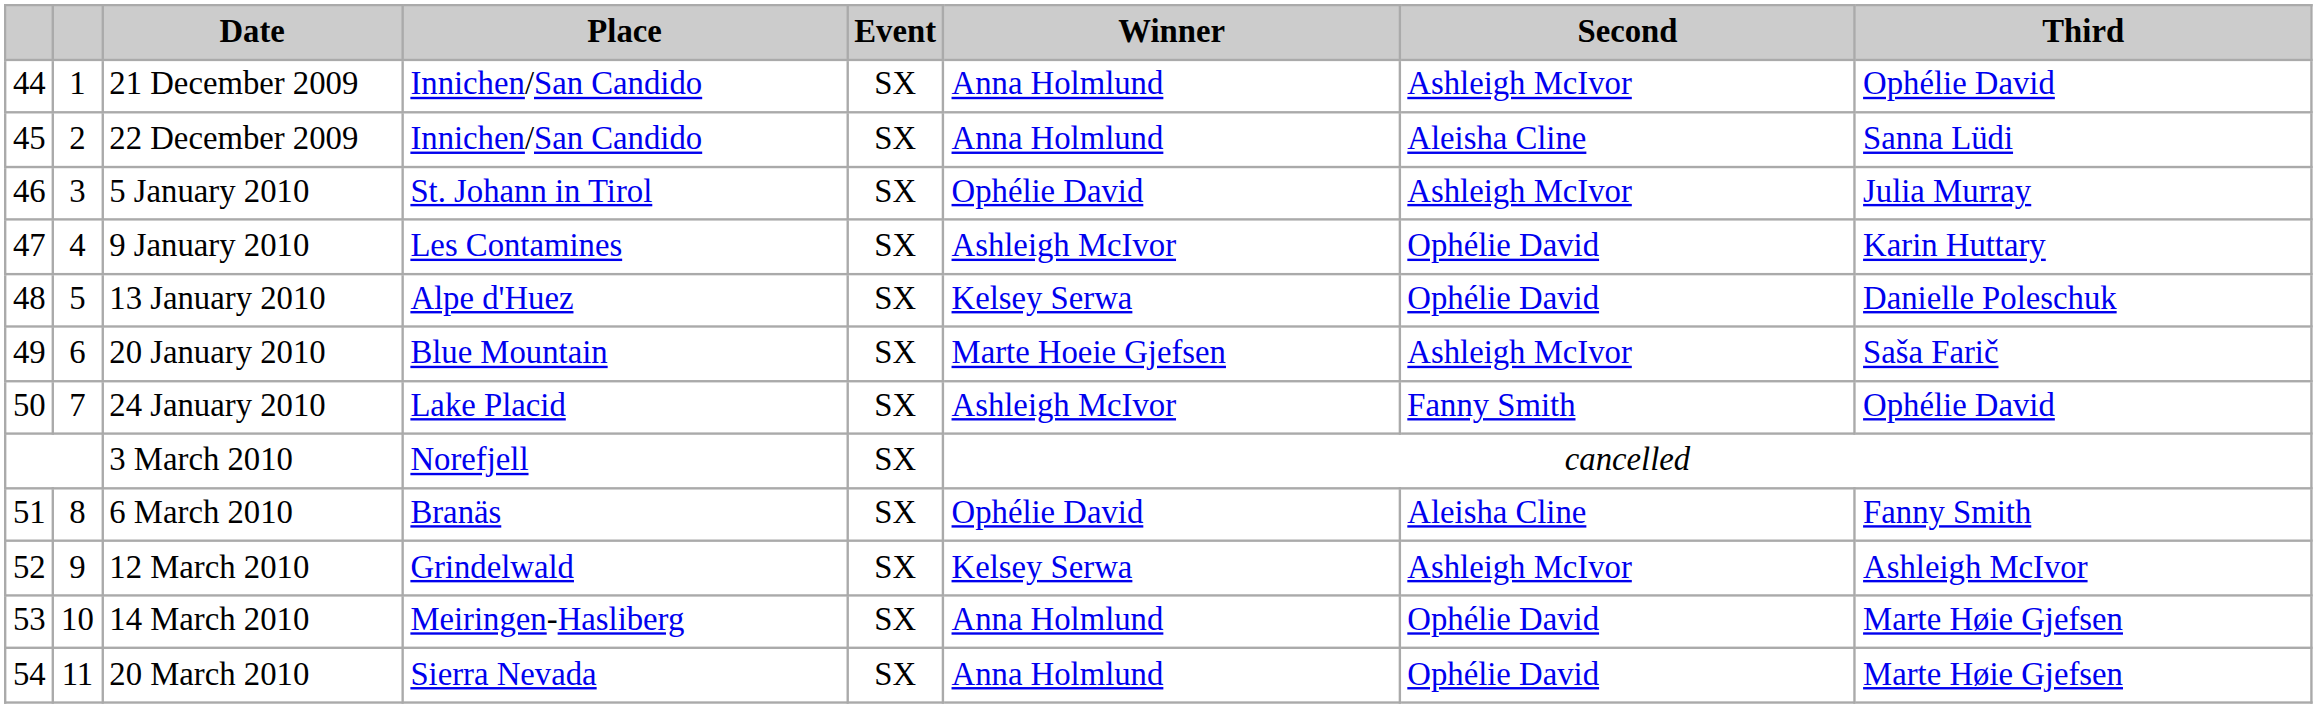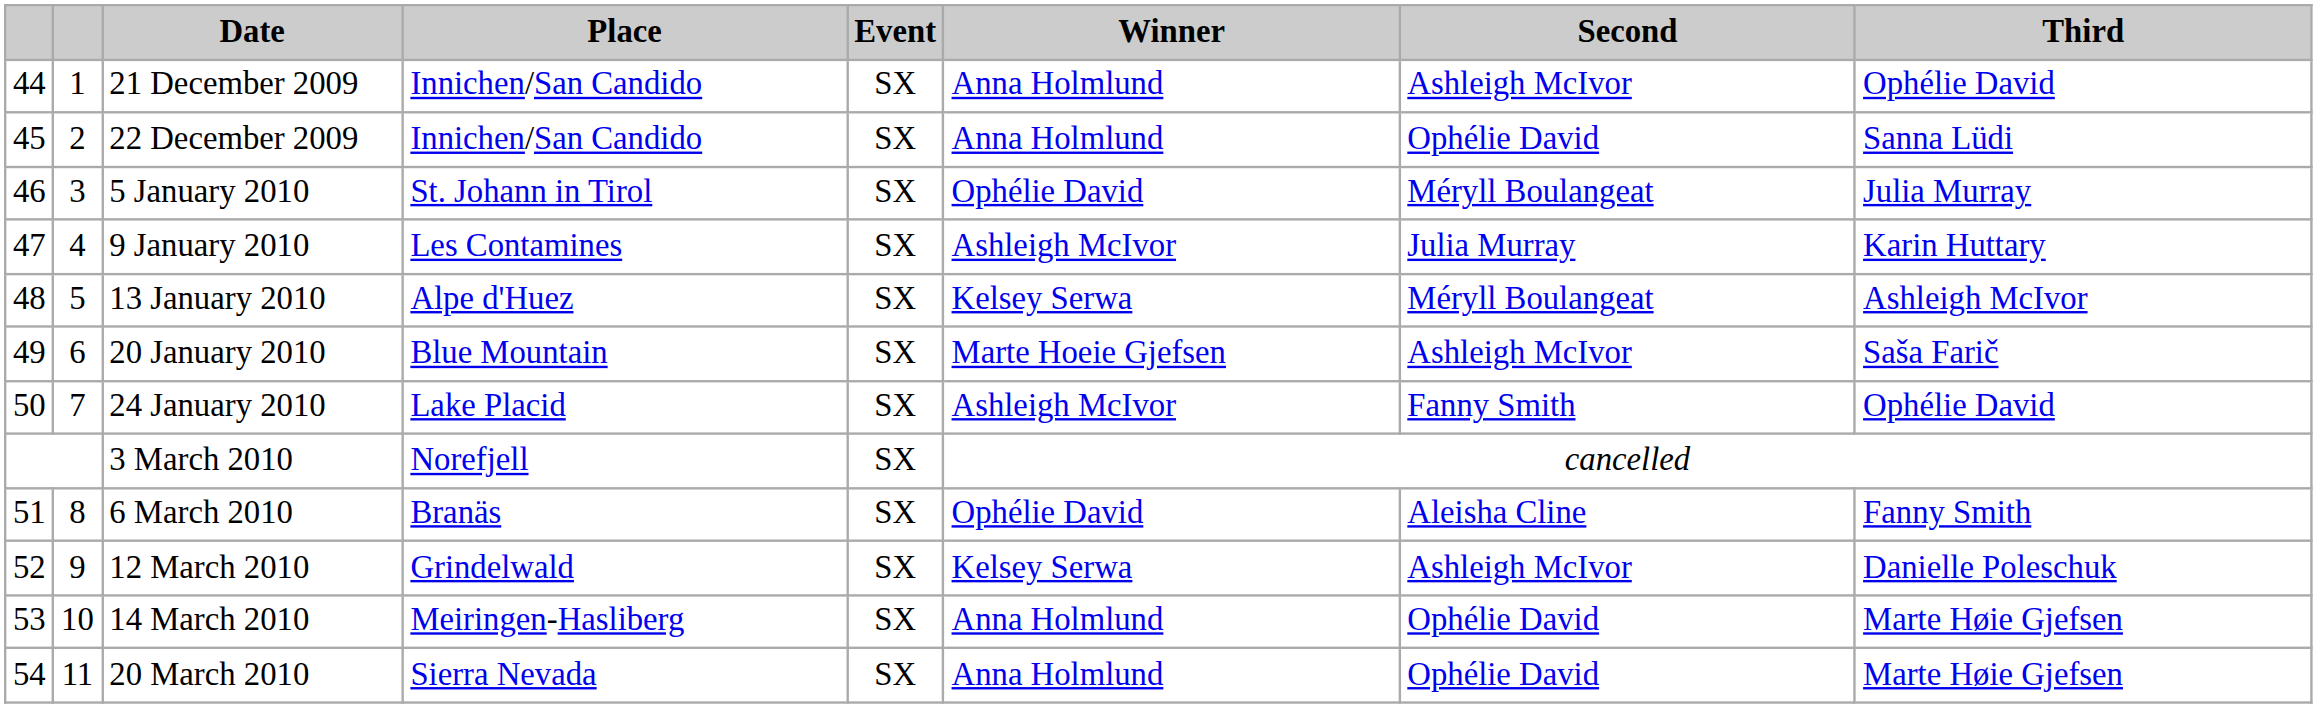(1497, 138) Aleisha Cline -> (1503, 138) Ophélie David
(1520, 191) Ashleigh McIvor -> (1530, 191) Méryll Boulangeat
(1503, 245) Ophélie David -> (1491, 245) Julia Murray
(1503, 298) Ophélie David -> (1530, 298) Méryll Boulangeat
(1990, 298) Danielle Poleschuk -> (1975, 298) Ashleigh McIvor
(1975, 566) Ashleigh McIvor -> (1990, 566) Danielle Poleschuk
